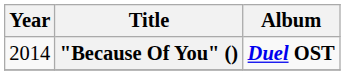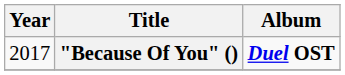(30, 53) 2014 -> (30, 53) 2017
